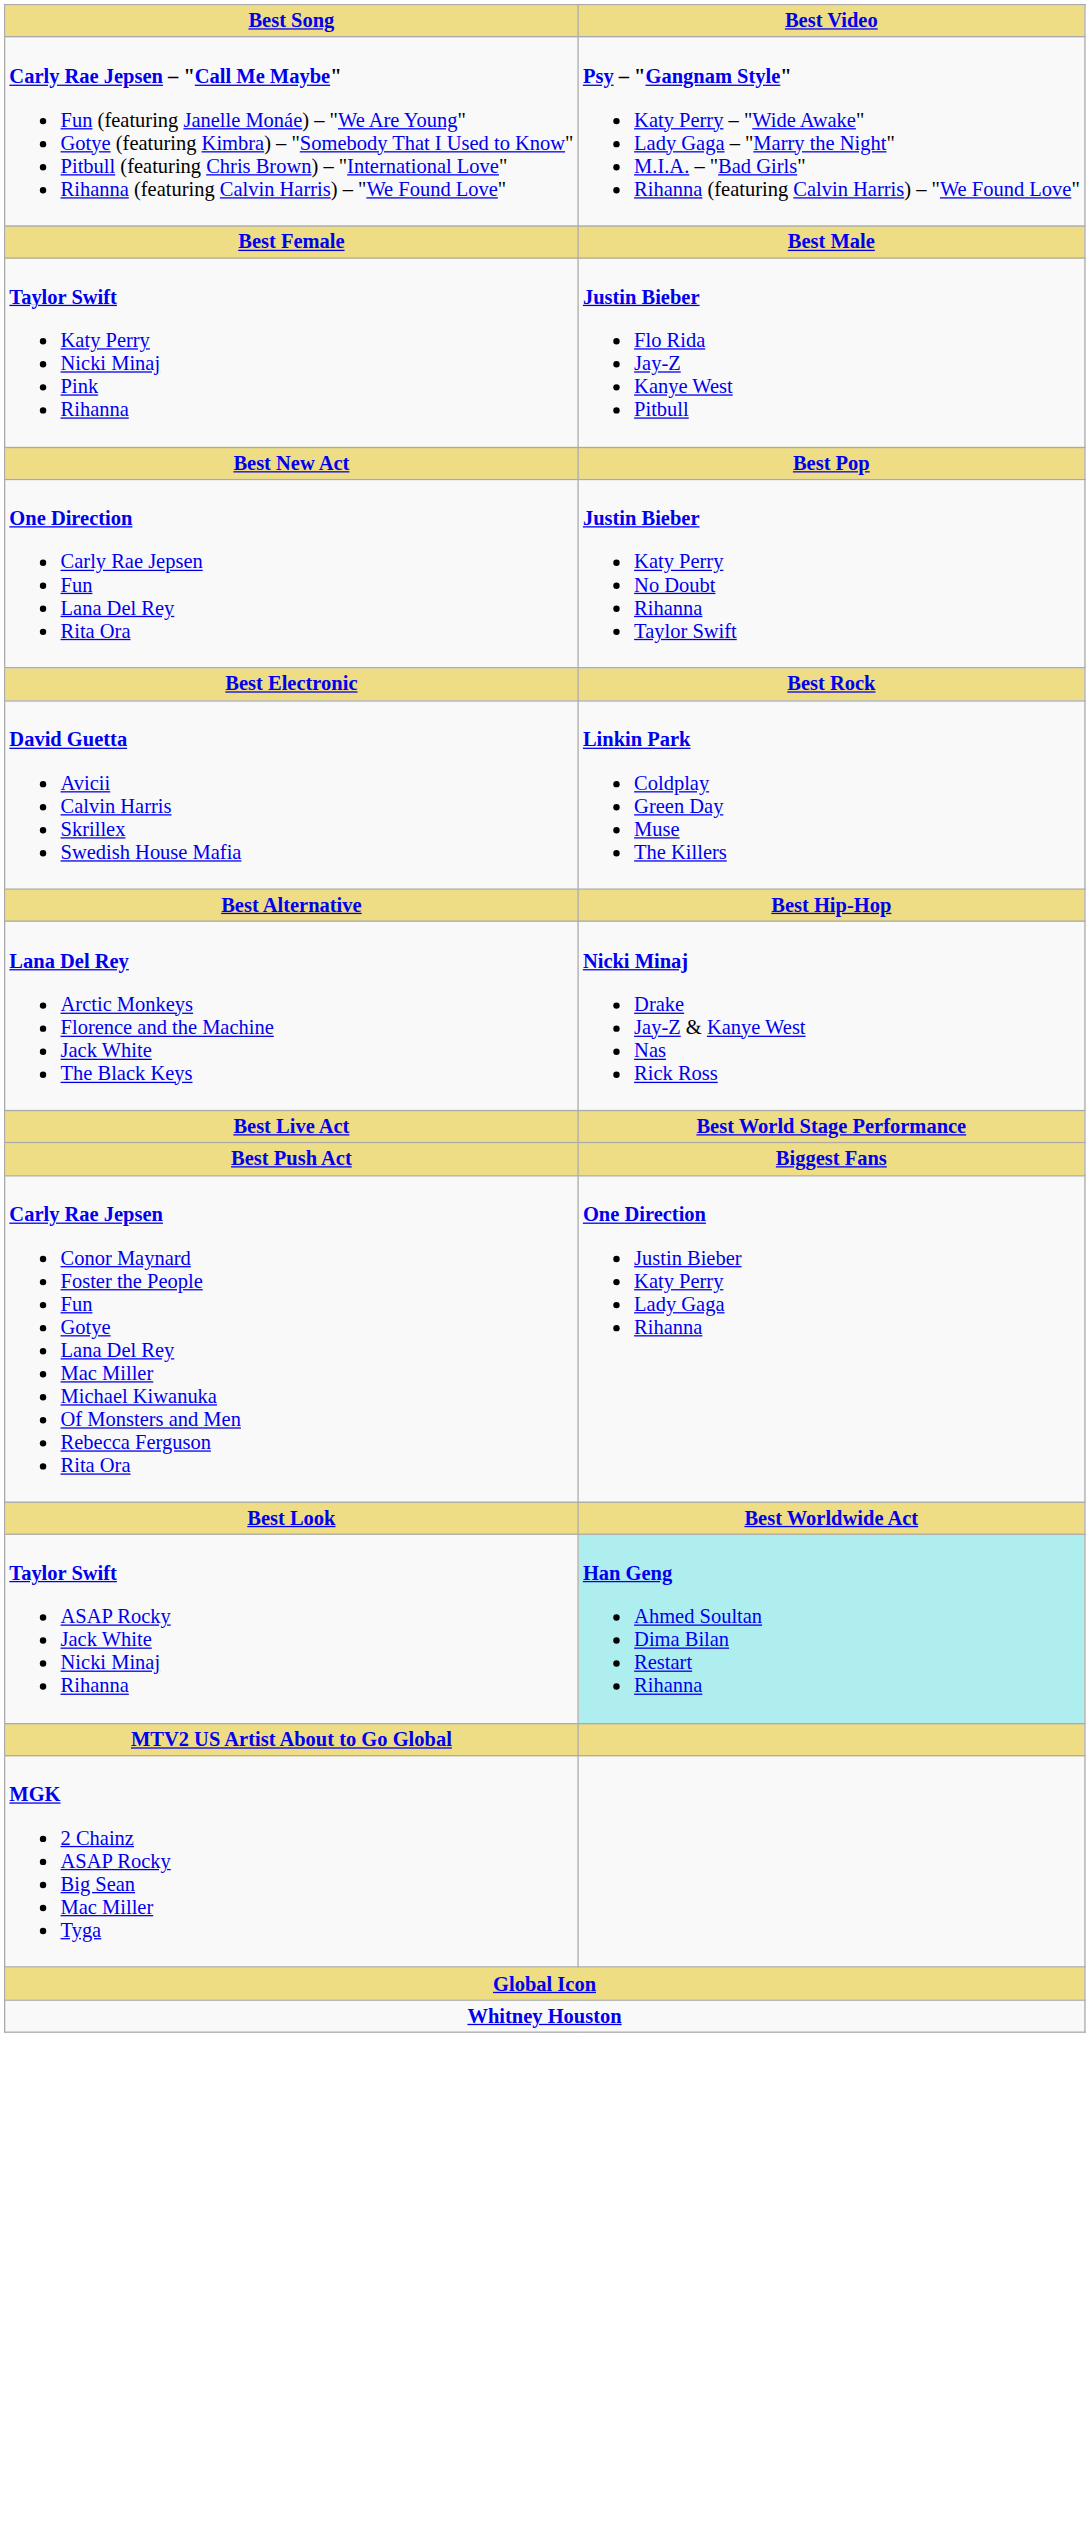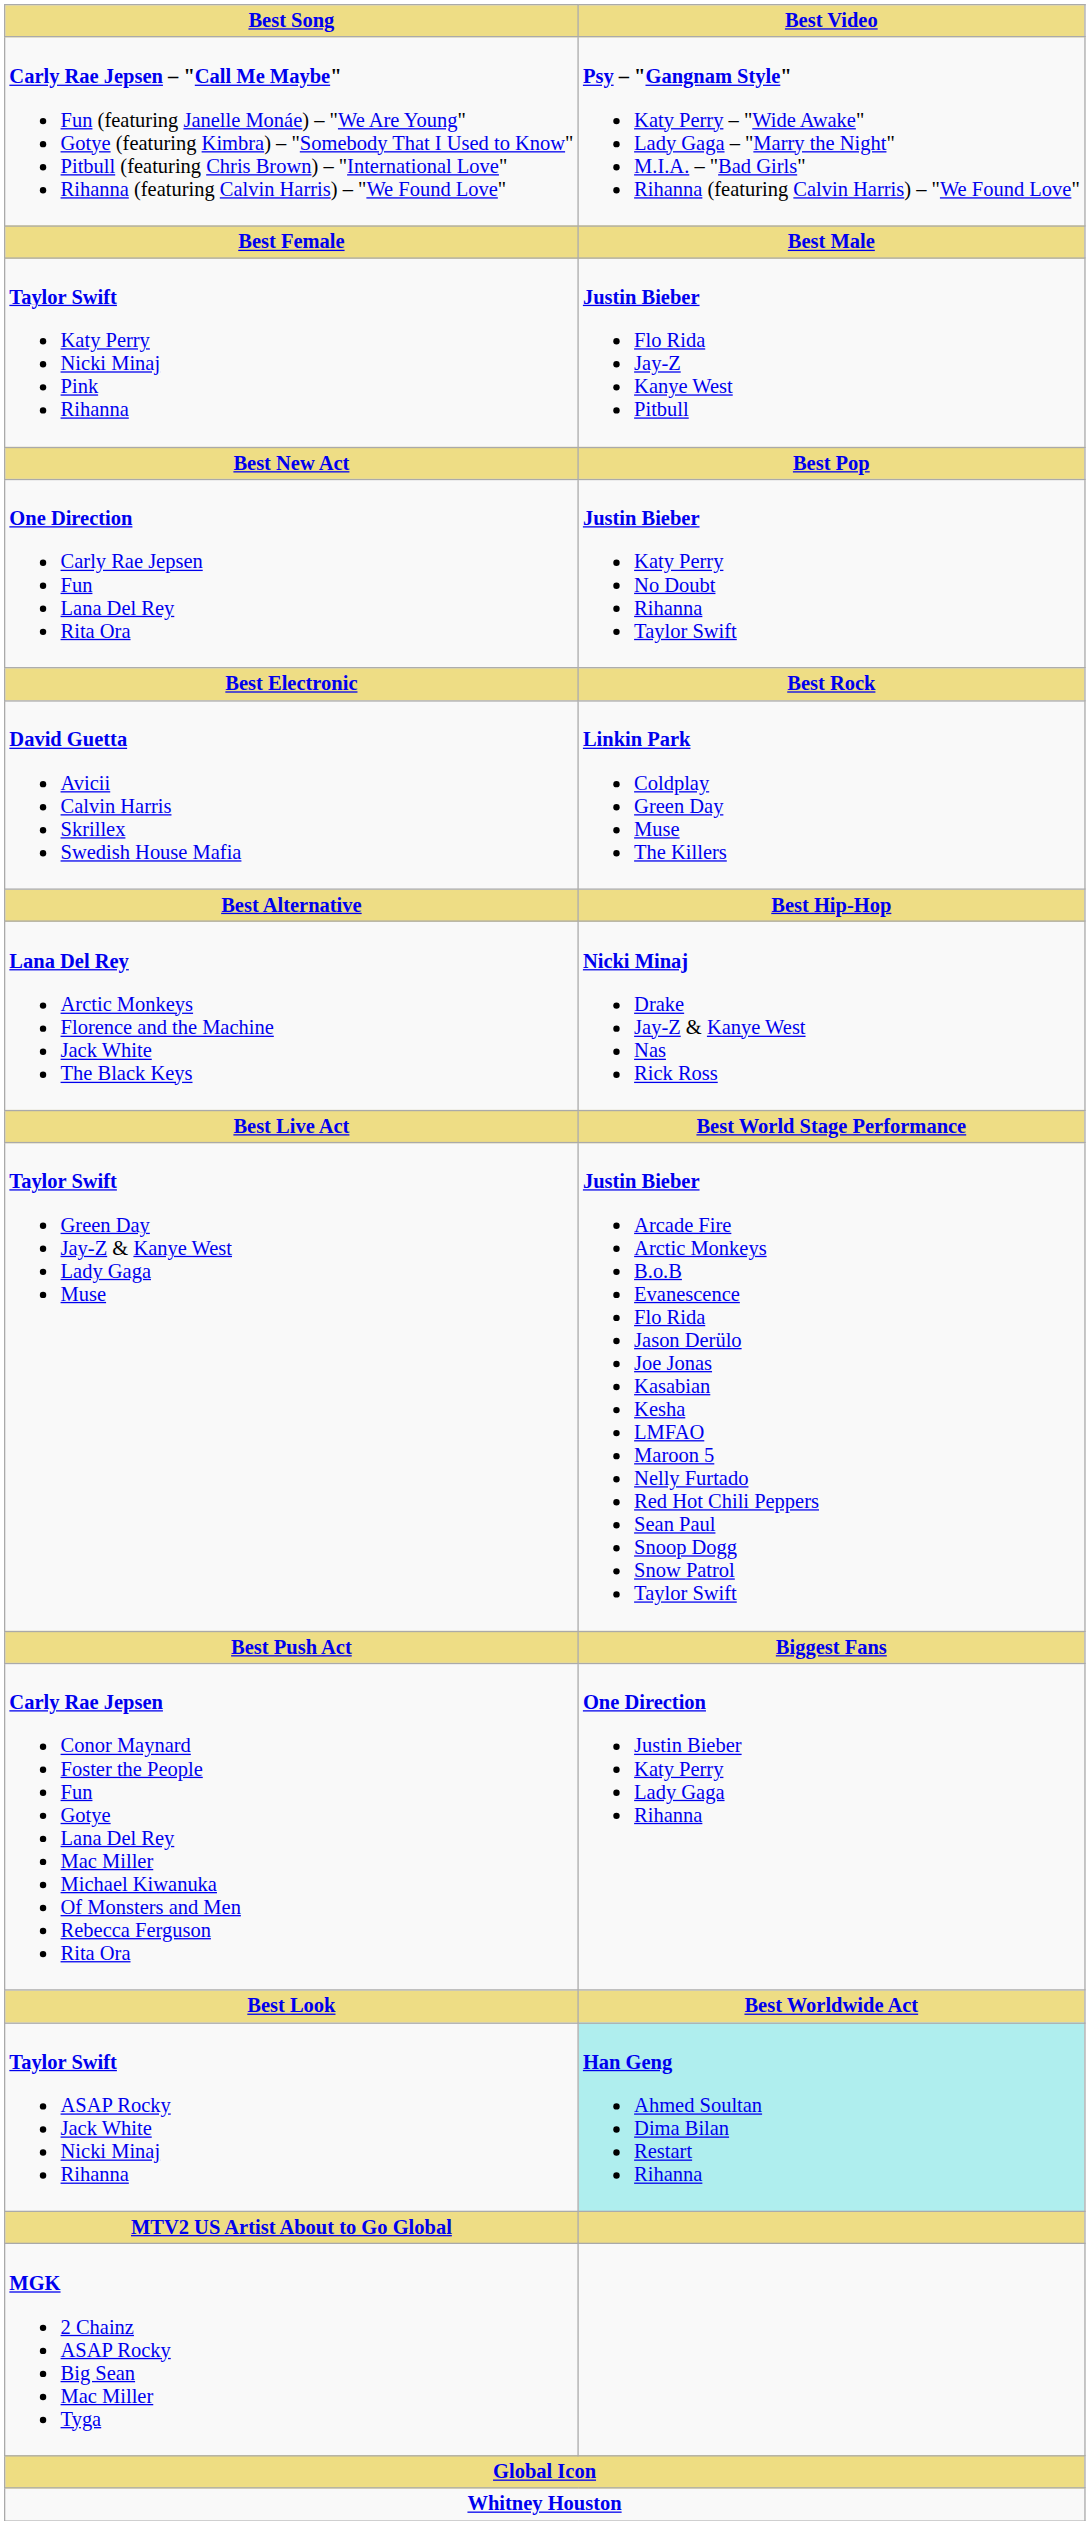+ row: (291, 1238)
